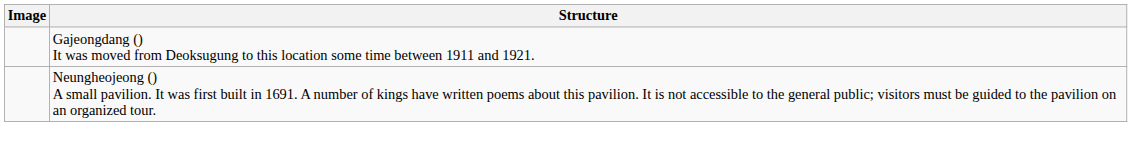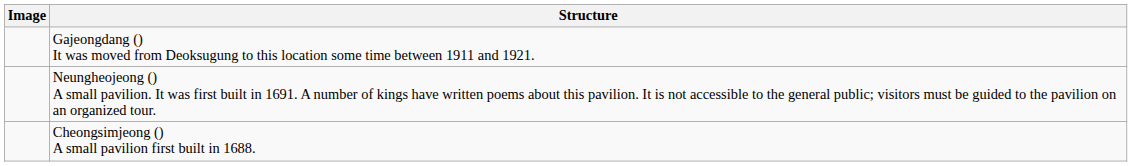+ row: (154, 141)
